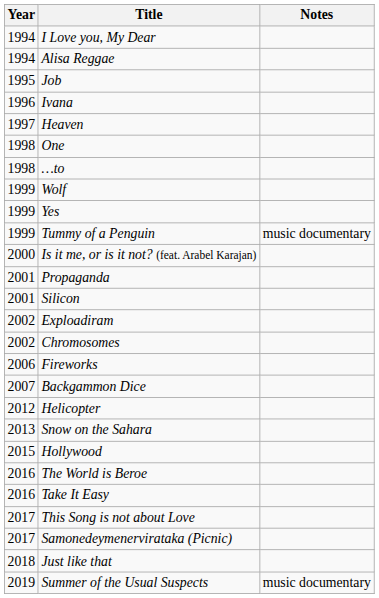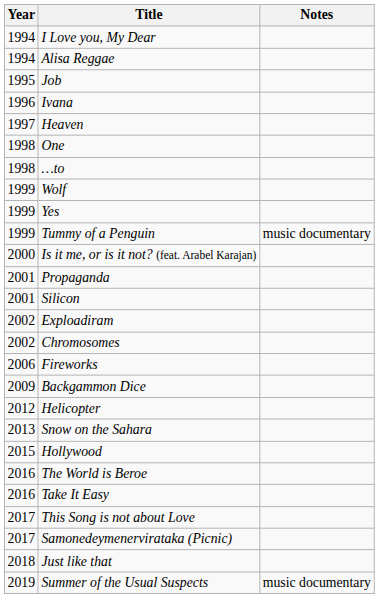(21, 386) 2007 -> (21, 386) 2009
